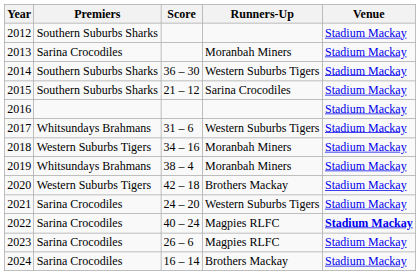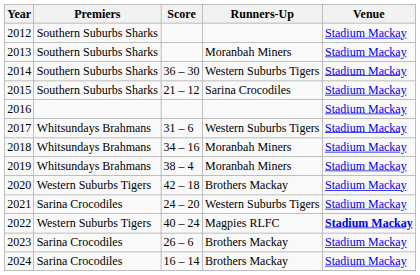(79, 52) Sarina Crocodiles -> (97, 52) Southern Suburbs Sharks
(94, 147) Western Suburbs Tigers -> (94, 147) Whitsundays Brahmans
(79, 223) Sarina Crocodiles -> (94, 223) Western Suburbs Tigers
(242, 242) Magpies RLFC -> (247, 242) Brothers Mackay
